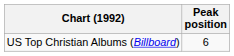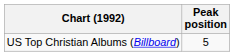(206, 42) 6 -> (206, 42) 5
